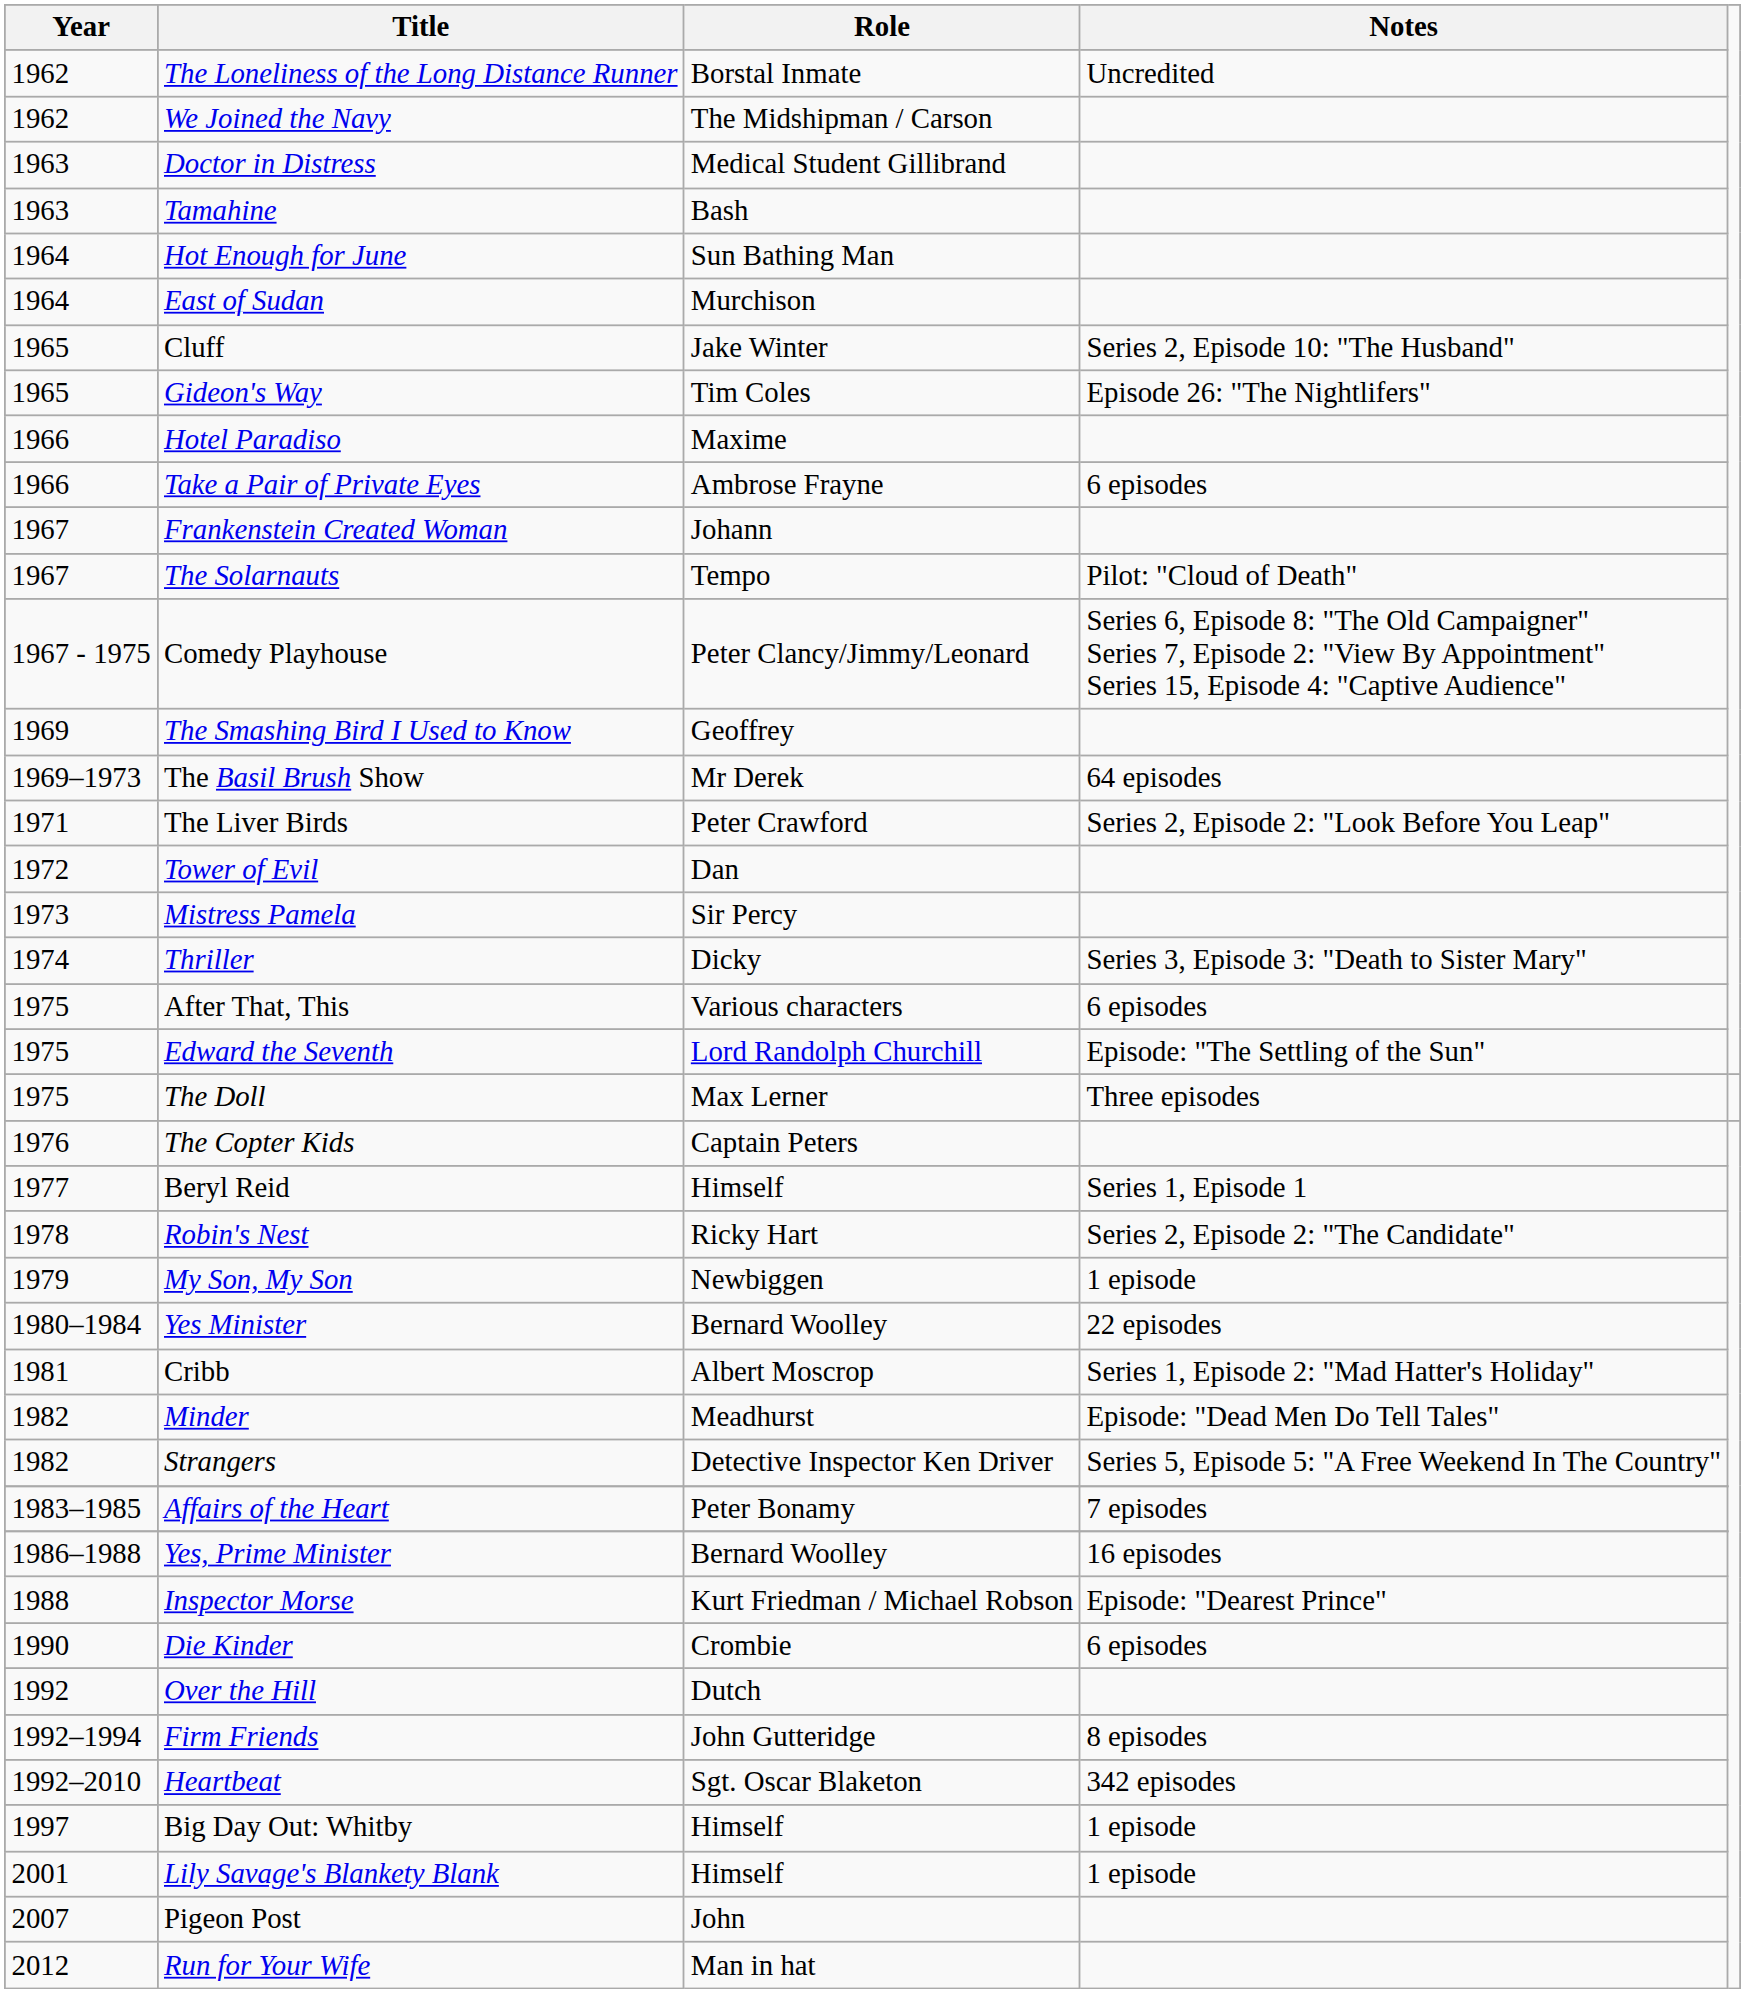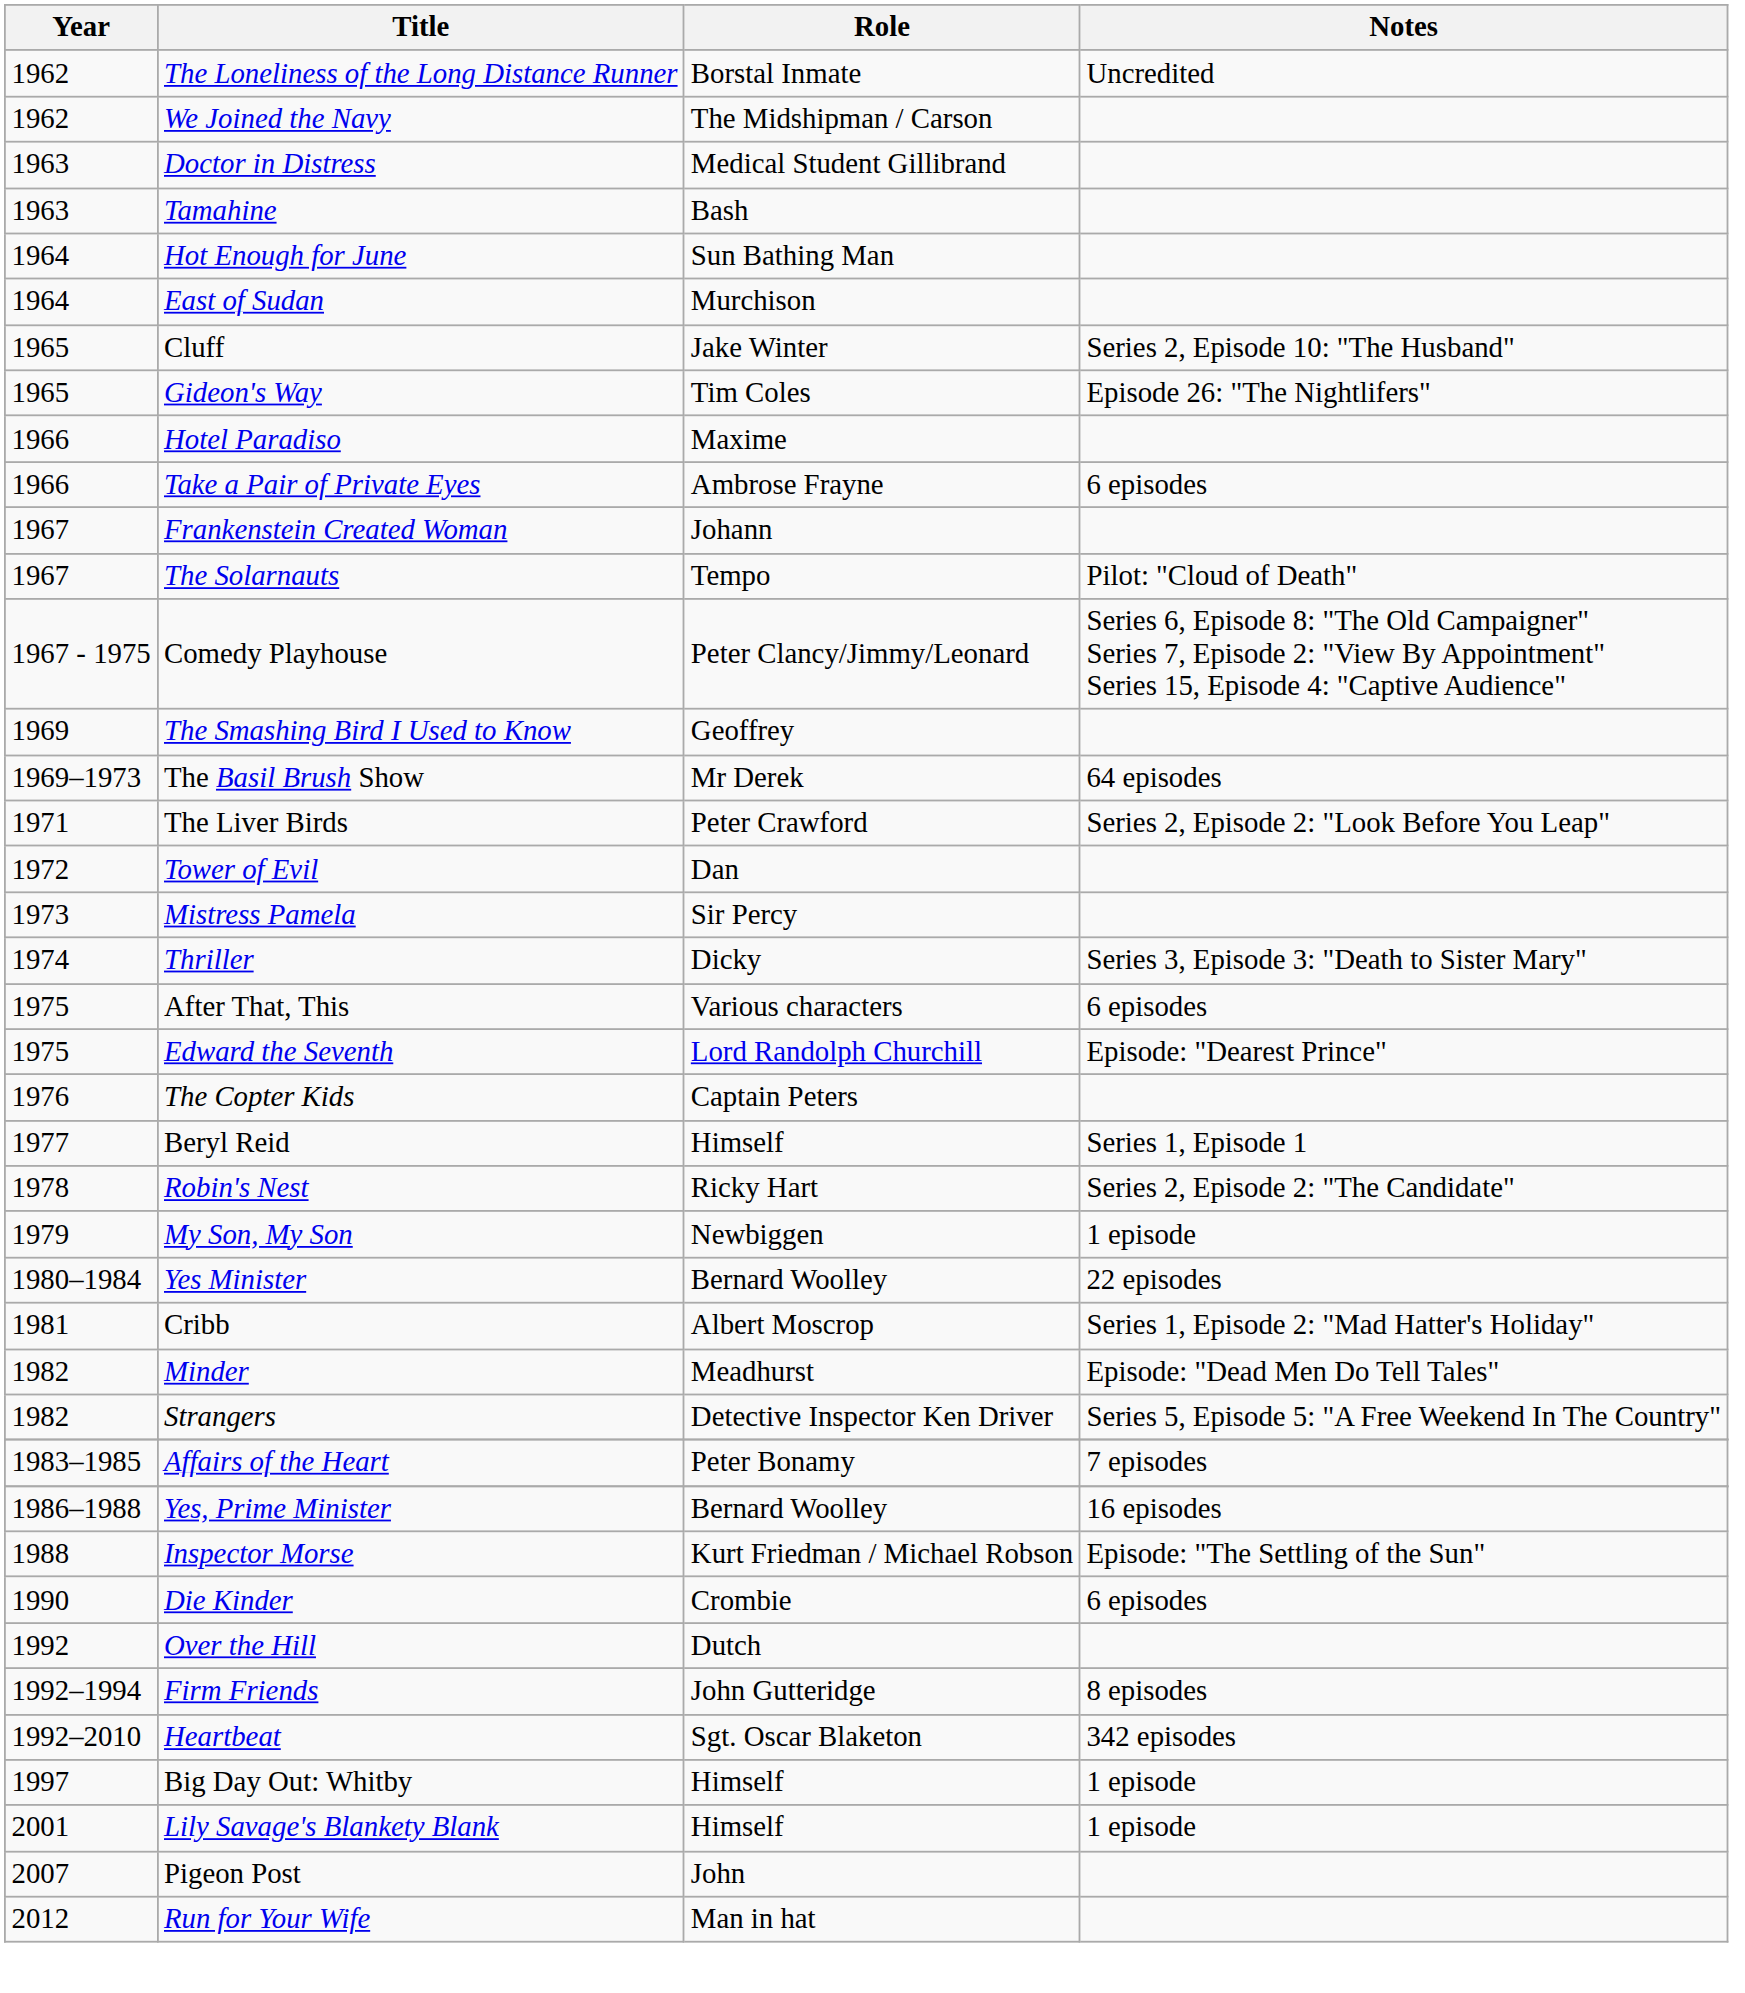(1286, 1051) Episode: "The Settling of the Sun" -> (1237, 1051) Episode: "Dearest Prince"
- row: (215, 1096)
(1237, 1599) Episode: "Dearest Prince" -> (1286, 1553) Episode: "The Settling of the Sun"
